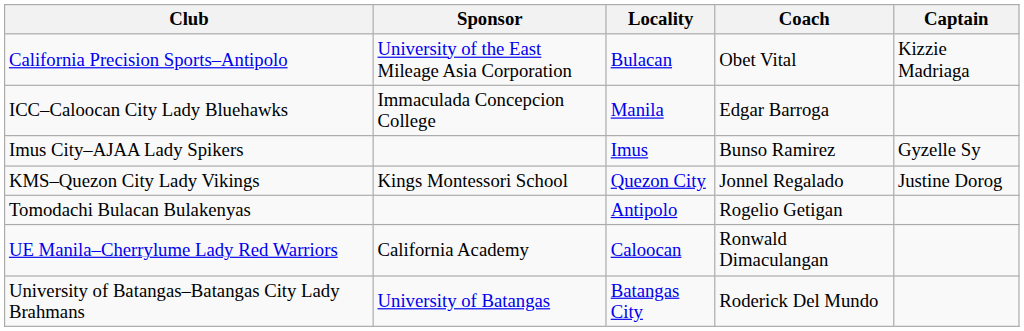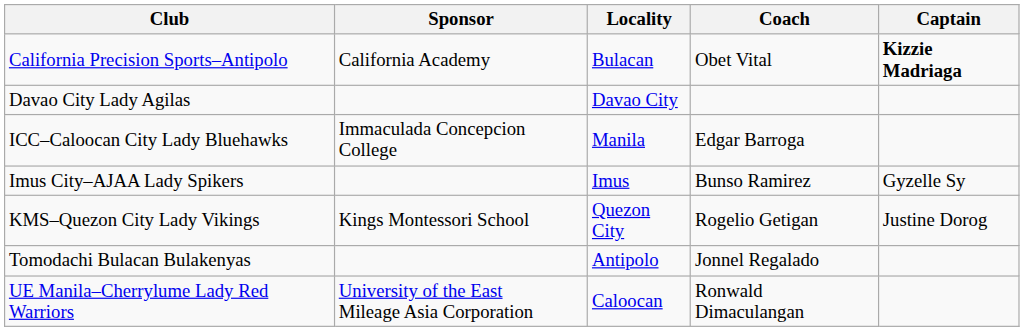(475, 59) University of the East Mileage Asia Corporation -> (414, 59) California Academy
(934, 59) normal -> (922, 59) bold
+ row: (100, 99)
(781, 180) Jonnel Regalado -> (757, 220) Rogelio Getigan
(781, 209) Rogelio Getigan -> (757, 260) Jonnel Regalado
(453, 250) California Academy -> (436, 300) University of the East Mileage Asia Corporation
- row: (174, 300)
